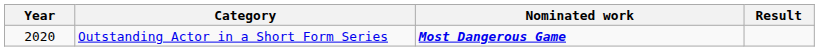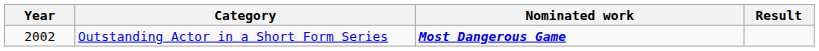(40, 36) 2020 -> (40, 36) 2002
